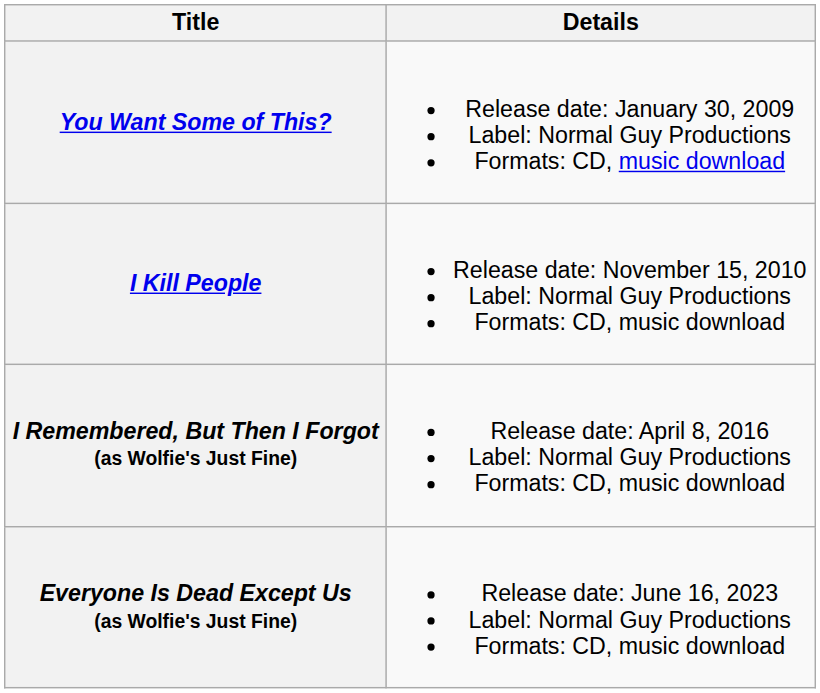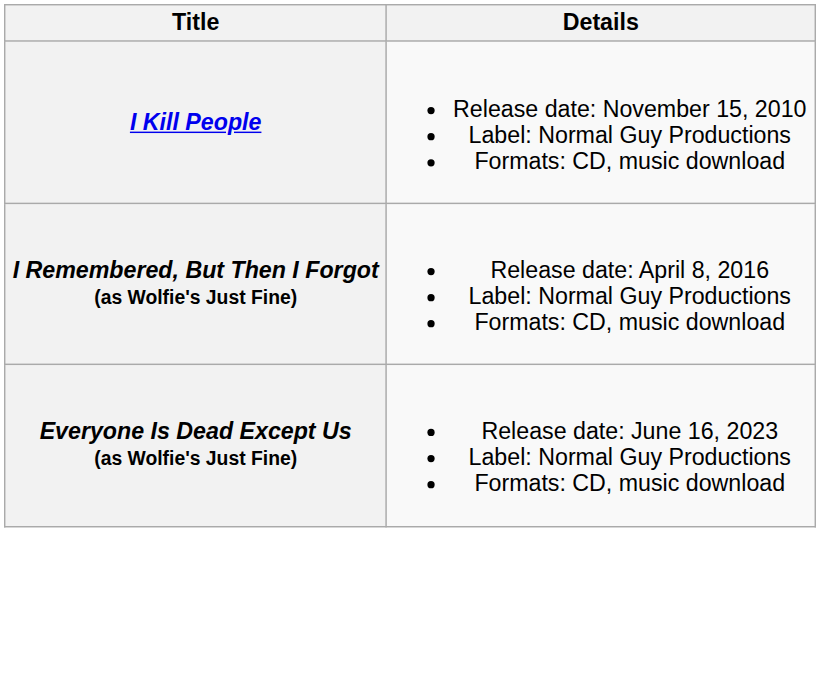- row: (196, 122)
